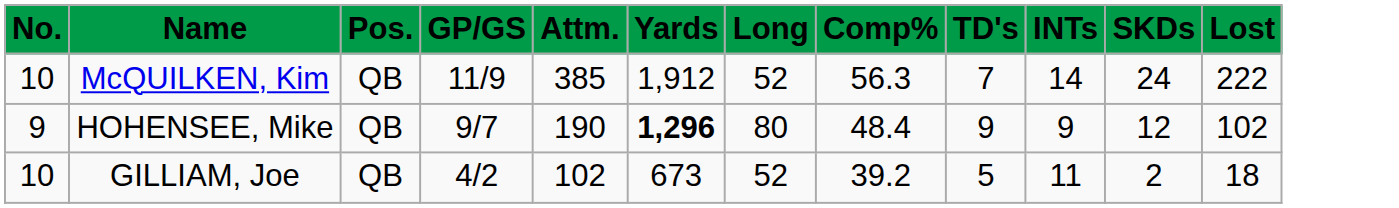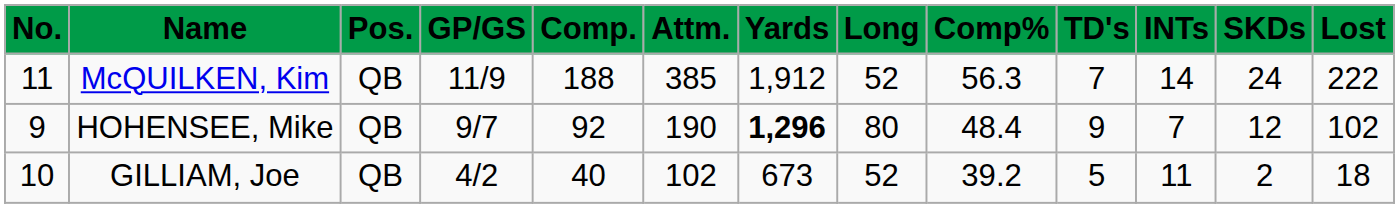+ column: (589, 29)
(37, 78) 10 -> (37, 78) 11
(1066, 127) 9 -> (1176, 127) 7
